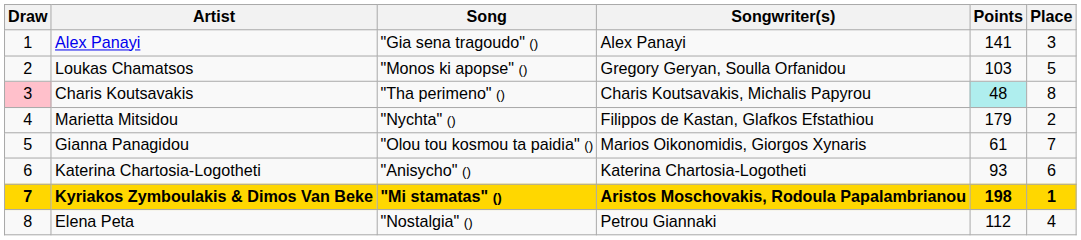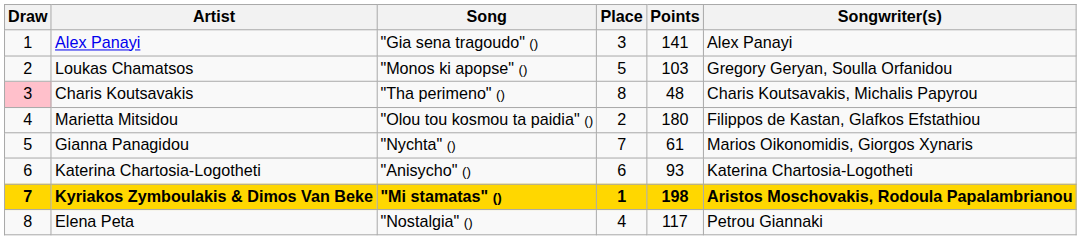columns swapped: (783, 17) <-> (1051, 17)
(998, 94) paleturquoise background -> (675, 94) no background
(418, 119) "Nychta" () -> (487, 119) "Olou tou kosmou ta paidia" ()
(998, 119) 179 -> (675, 119) 180
(487, 145) "Olou tou kosmou ta paidia" () -> (418, 145) "Nychta" ()
(998, 222) 112 -> (675, 222) 117
